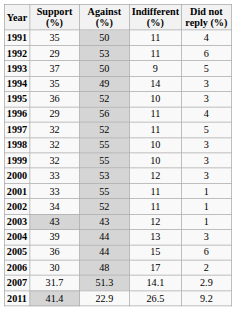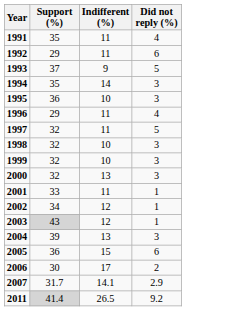- column: (104, 17)
(55, 175) 33 -> (55, 175) 32
(155, 175) 12 -> (106, 175) 13
(155, 206) 11 -> (106, 206) 12
